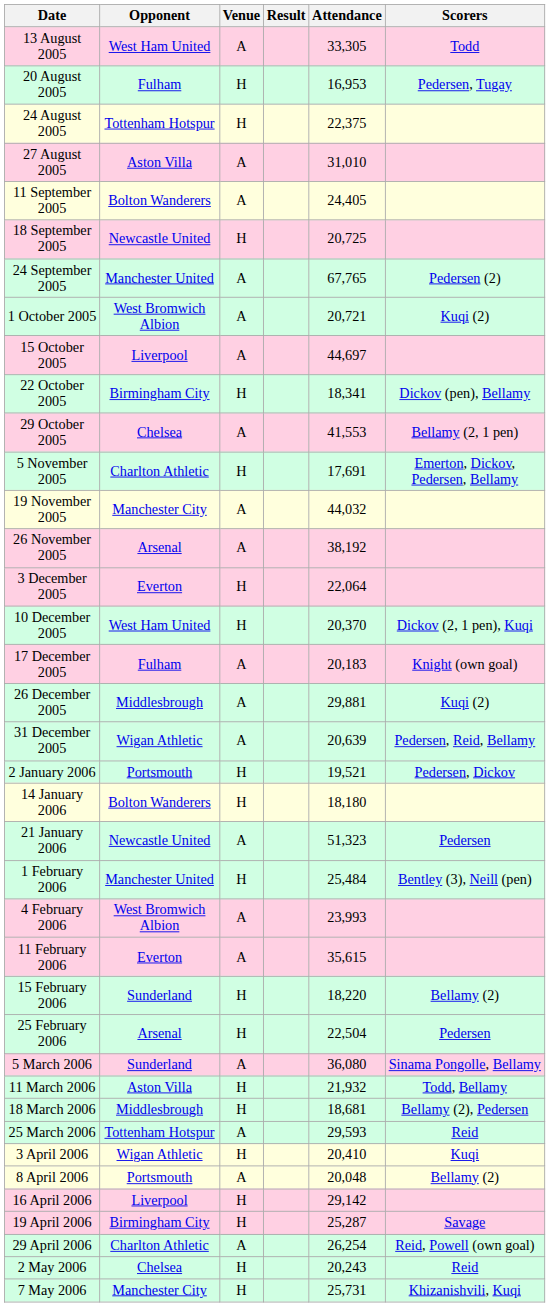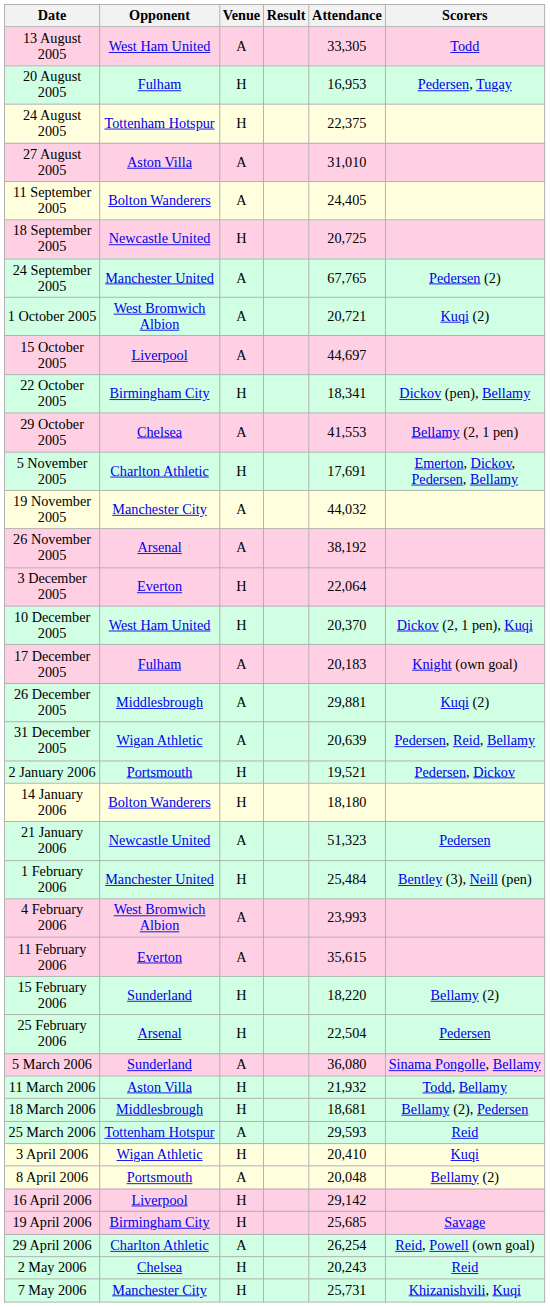(347, 1222) 25,287 -> (347, 1222) 25,685
